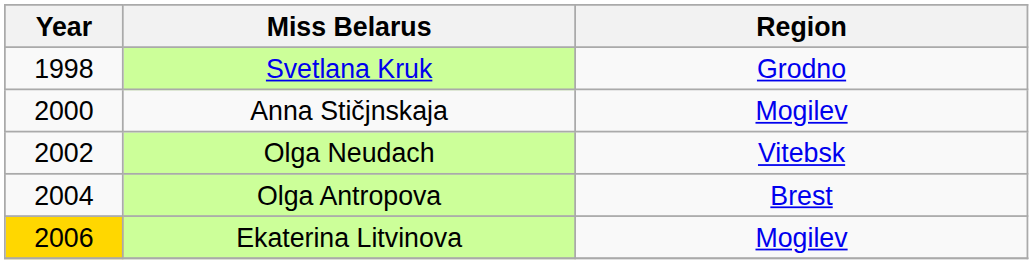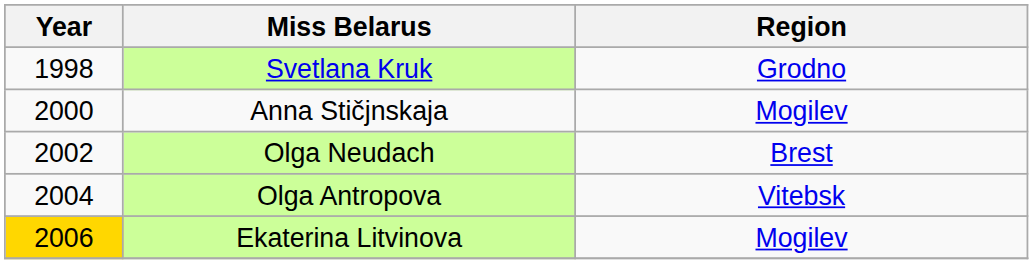(802, 153) Vitebsk -> (802, 153) Brest
(802, 196) Brest -> (802, 196) Vitebsk
